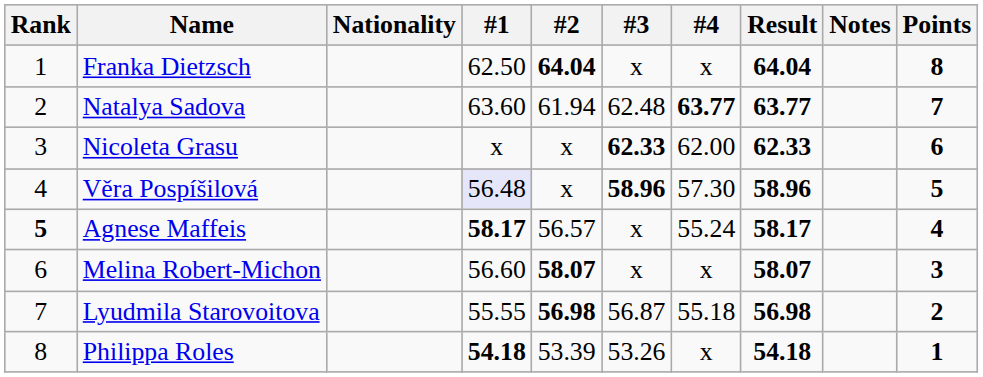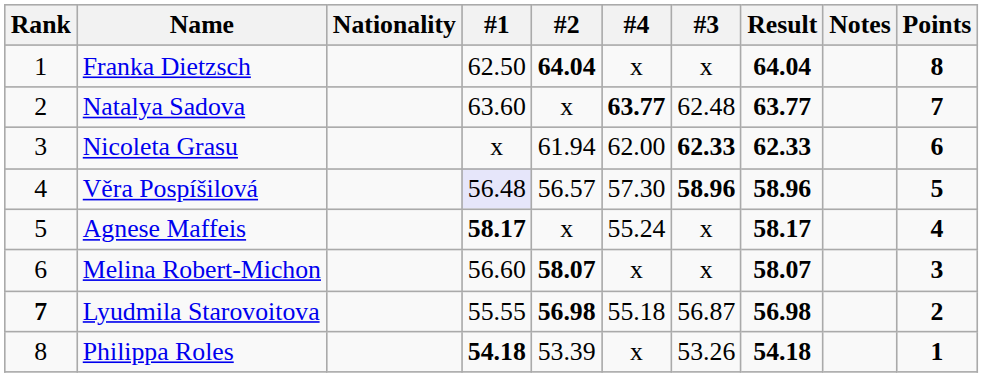columns swapped: (636, 24) <-> (706, 24)
(567, 106) 61.94 -> (567, 106) x
(567, 147) x -> (567, 147) 61.94
(567, 188) x -> (567, 188) 56.57
(41, 229) bold -> (41, 229) normal
(567, 229) 56.57 -> (567, 229) x
(41, 310) normal -> (41, 310) bold
